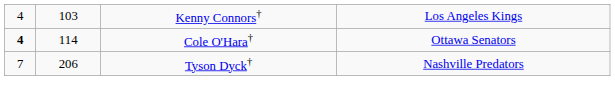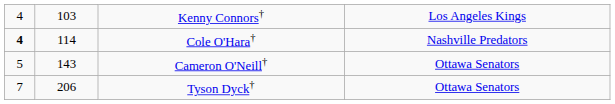(473, 40) Ottawa Senators -> (477, 40) Nashville Predators
+ row: (221, 63)
(473, 63) Nashville Predators -> (477, 87) Ottawa Senators
